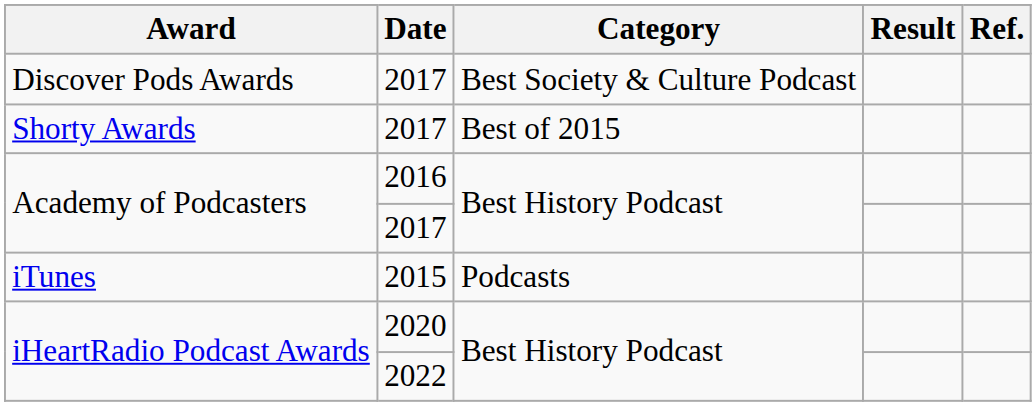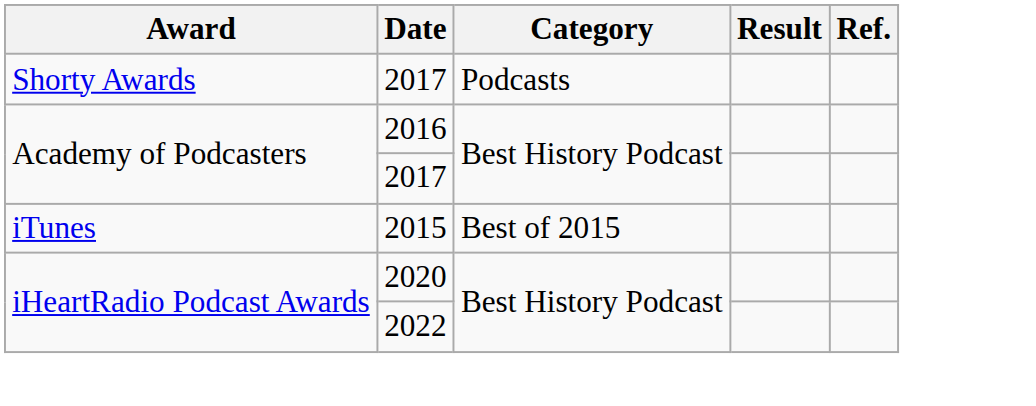- row: (153, 78)
(541, 128) Best of 2015 -> (516, 78) Podcasts
(516, 276) Podcasts -> (541, 227) Best of 2015
